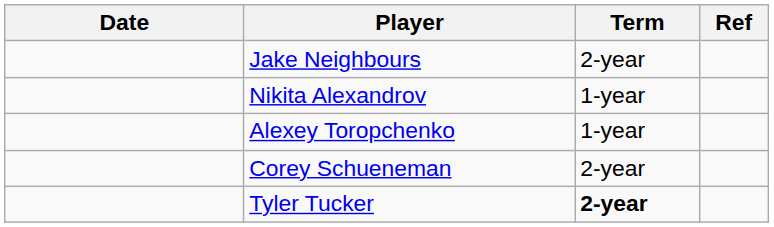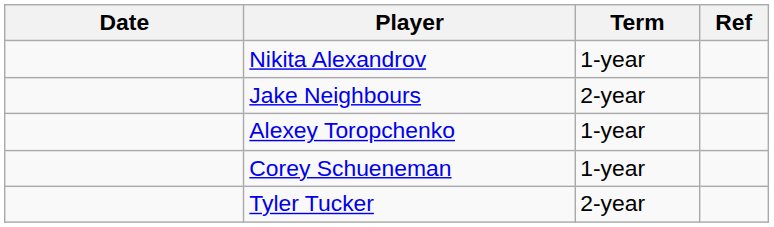rows swapped: (338, 95) <-> (335, 58)
(613, 167) 2-year -> (613, 167) 1-year
(614, 204) bold -> (613, 204) normal
